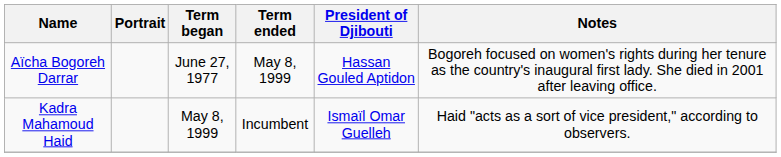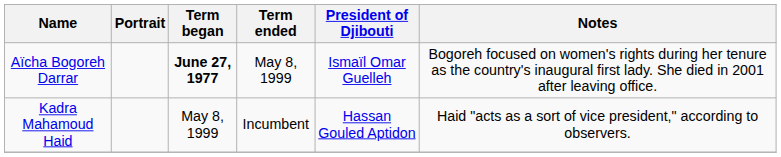(202, 70) normal -> (203, 70) bold
(366, 70) Hassan Gouled Aptidon -> (367, 70) Ismaïl Omar Guelleh
(366, 125) Ismaïl Omar Guelleh -> (367, 125) Hassan Gouled Aptidon
